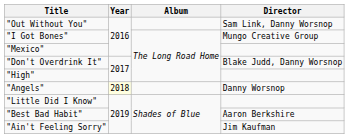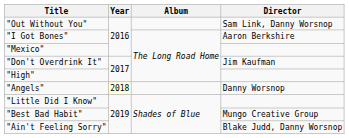(271, 37) Mungo Creative Group -> (259, 37) Aaron Berkshire
(283, 62) Blake Judd, Danny Worsnop -> (249, 62) Jim Kaufman
(259, 114) Aaron Berkshire -> (271, 114) Mungo Creative Group
(249, 127) Jim Kaufman -> (283, 127) Blake Judd, Danny Worsnop
